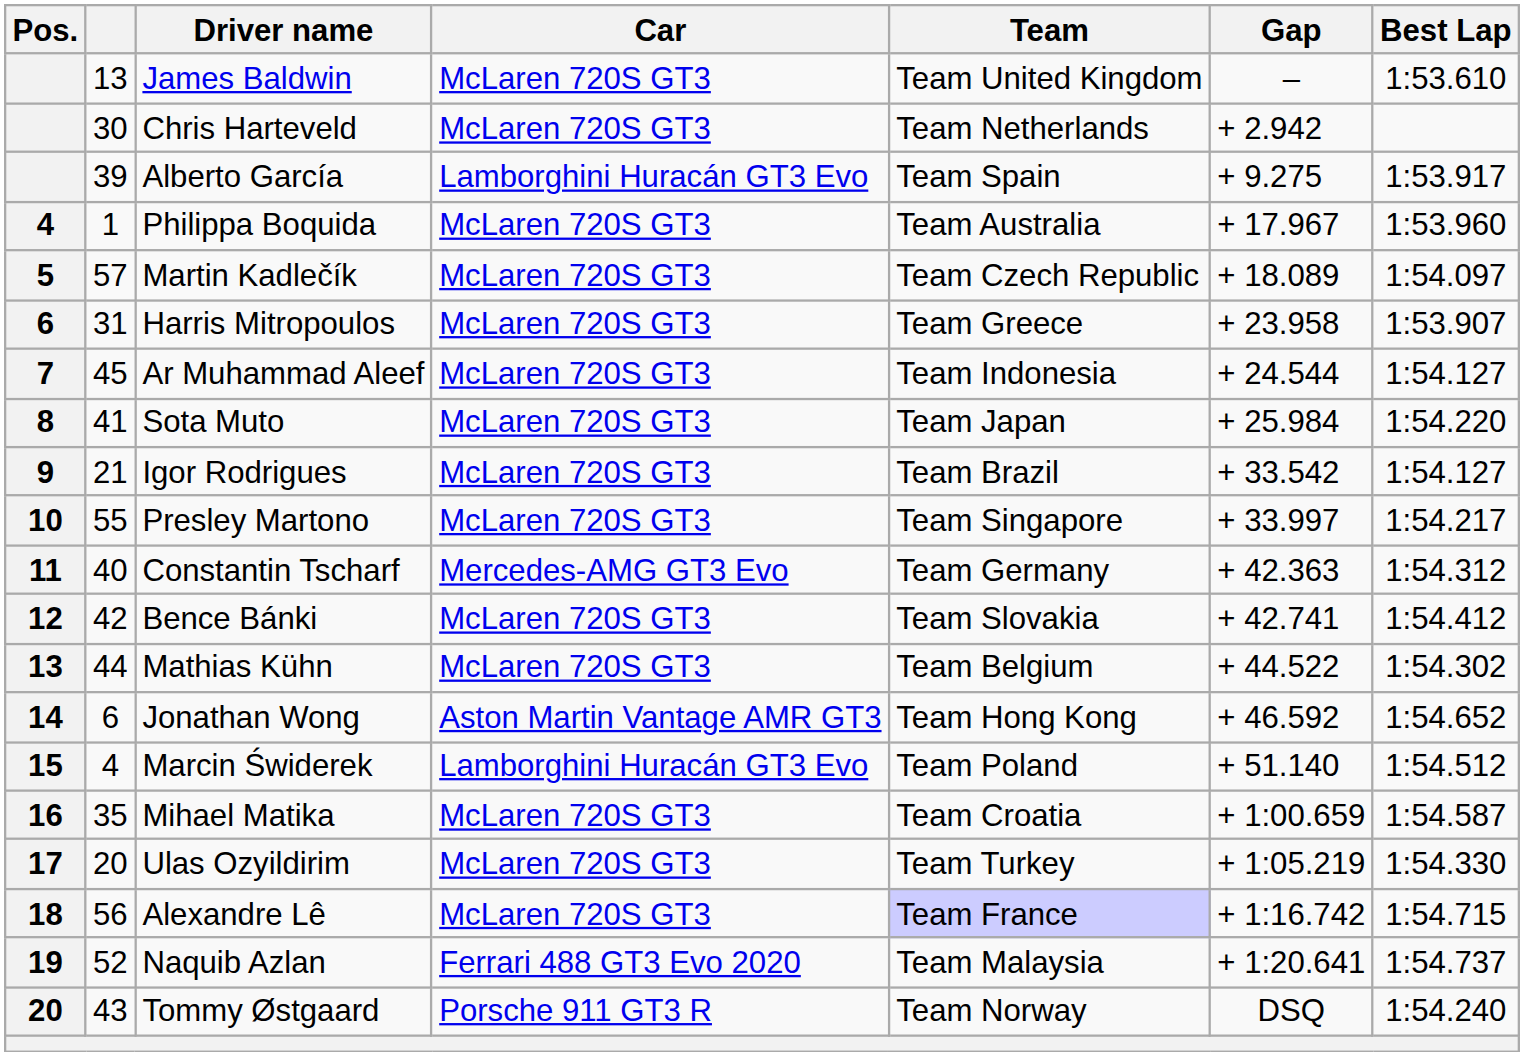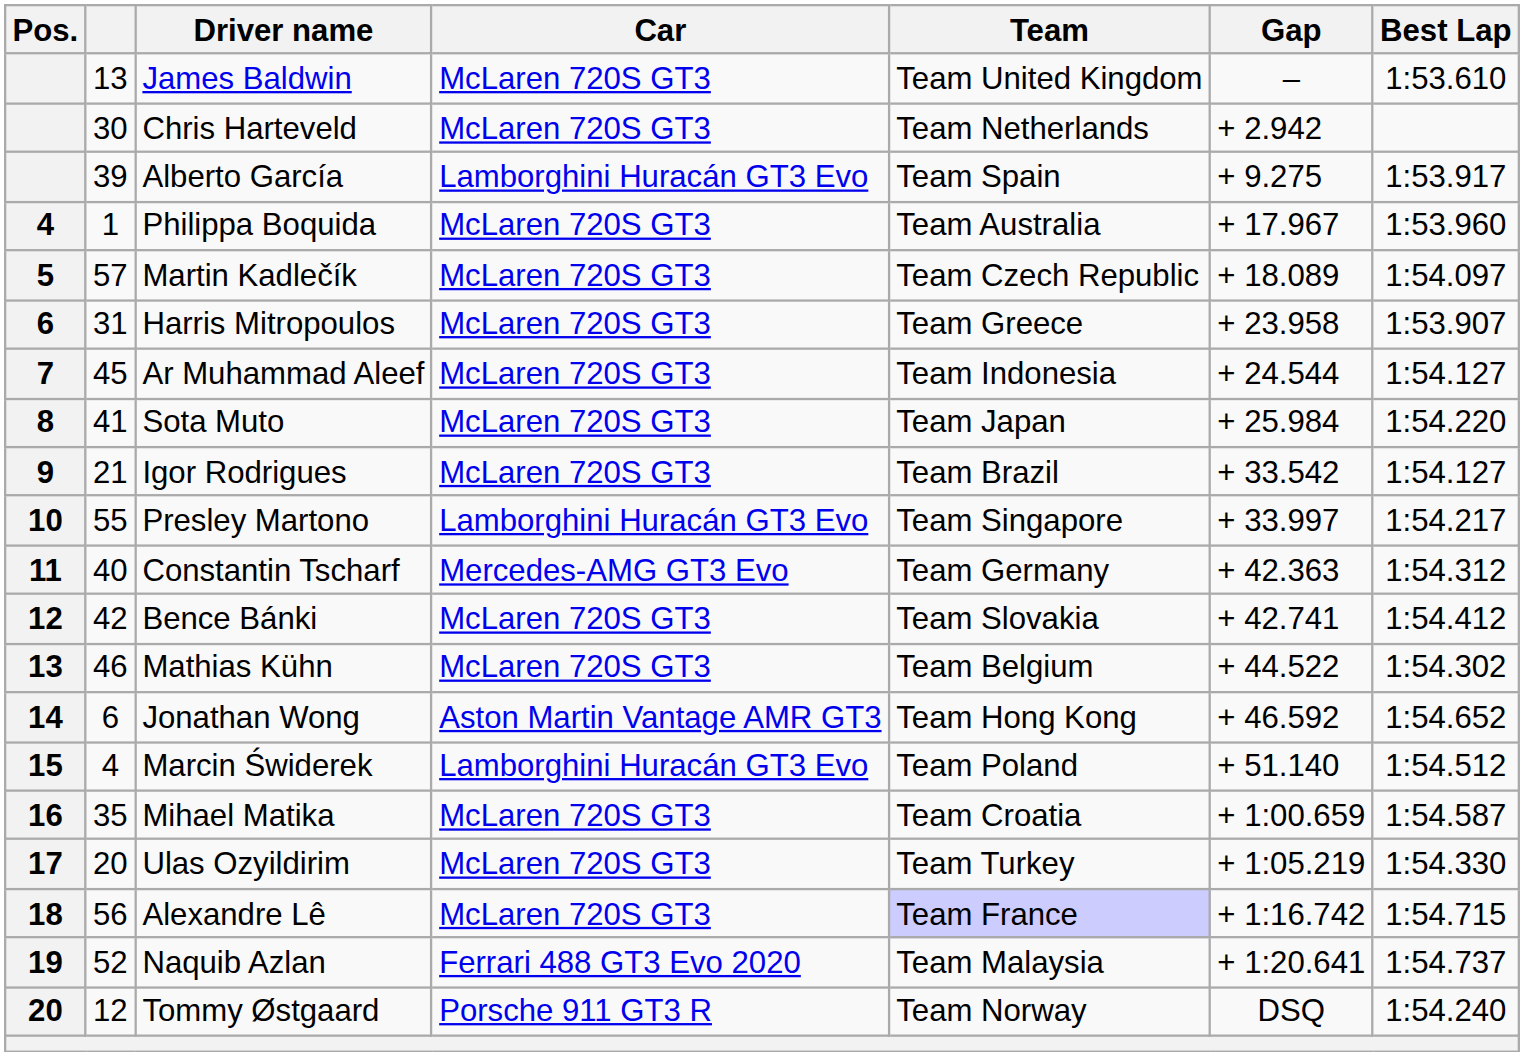(575, 520) McLaren 720S GT3 -> (654, 520) Lamborghini Huracán GT3 Evo
(110, 667) 44 -> (110, 667) 46
(110, 1011) 43 -> (110, 1011) 12
